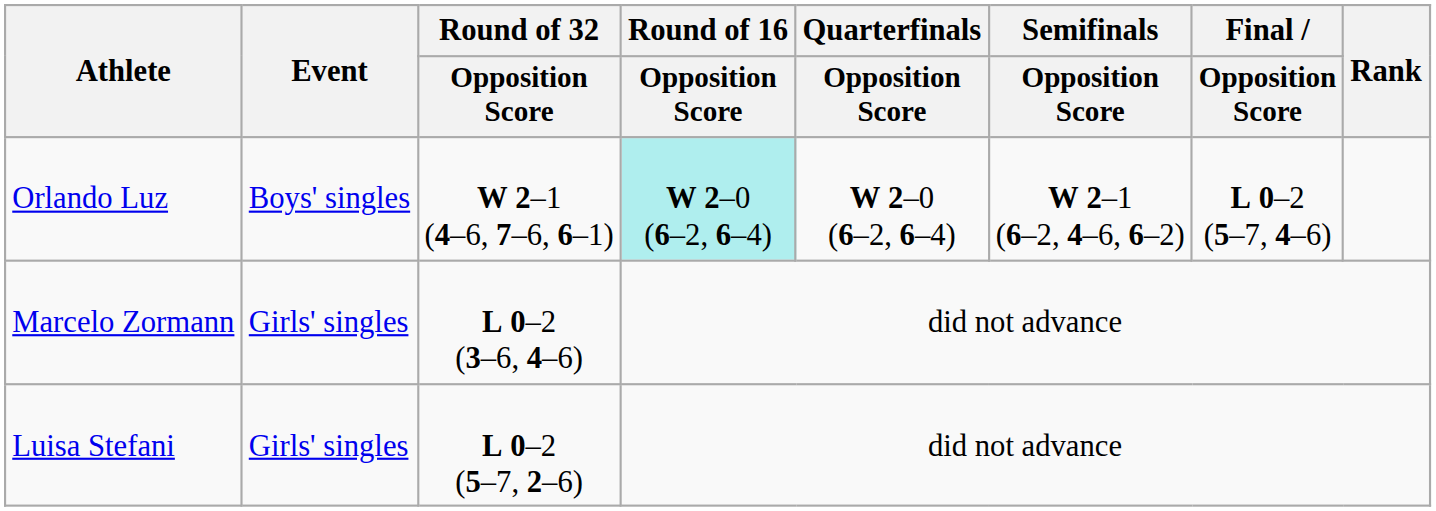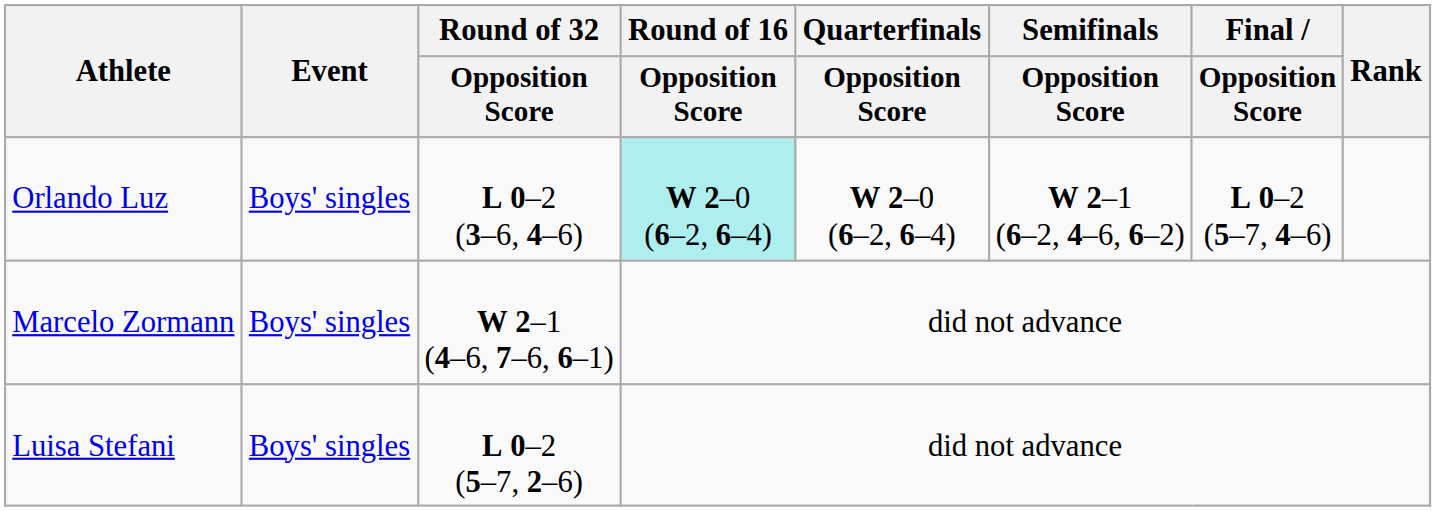(519, 217) W 2–1 (4–6, 7–6, 6–1) -> (519, 217) L 0–2 (3–6, 4–6)
(329, 321) Girls' singles -> (329, 321) Boys' singles
(519, 340) L 0–2 (3–6, 4–6) -> (519, 340) W 2–1 (4–6, 7–6, 6–1)
(329, 444) Girls' singles -> (329, 444) Boys' singles
